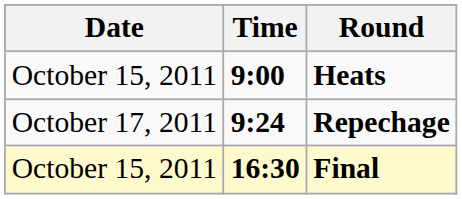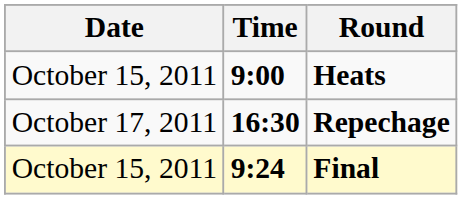(258, 121) 9:24 -> (265, 121) 16:30
(265, 168) 16:30 -> (258, 168) 9:24
